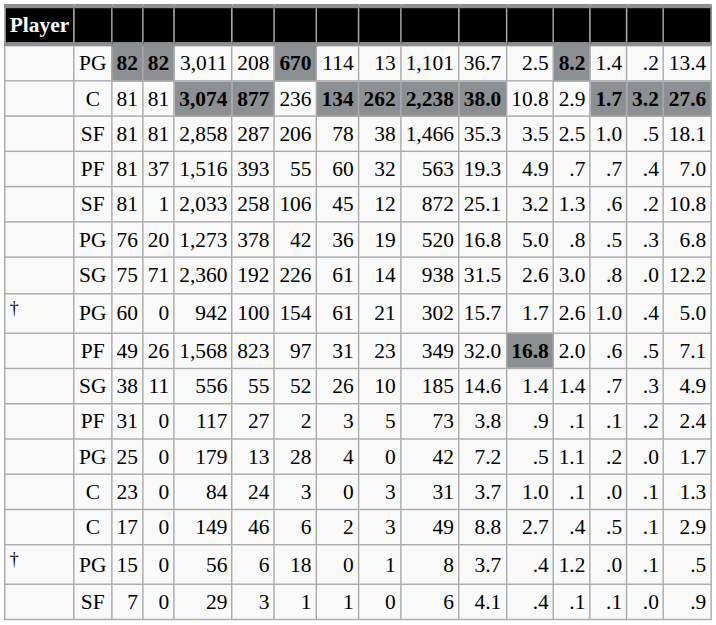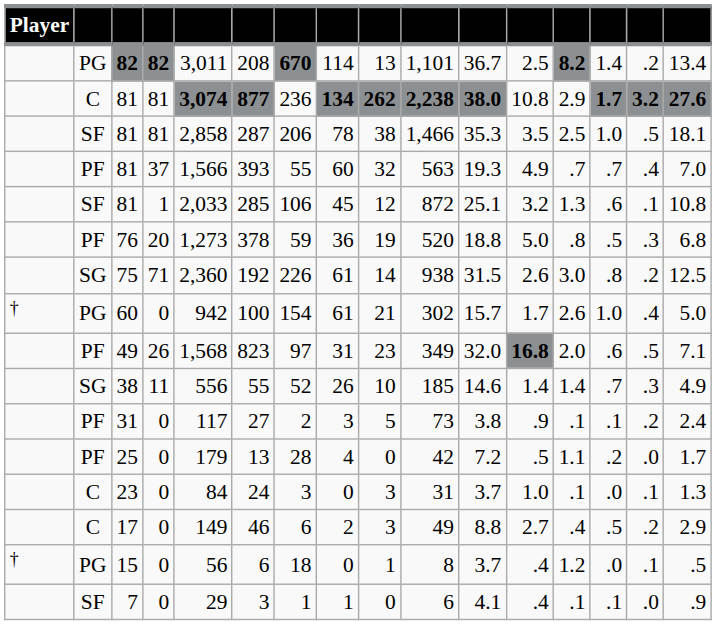(203, 169) 1,516 -> (203, 169) 1,566
(253, 204) 258 -> (253, 204) 285
(651, 204) .2 -> (651, 204) .1
(93, 240) PG -> (93, 240) PF
(301, 240) 42 -> (301, 240) 59
(483, 240) 16.8 -> (483, 240) 18.8
(651, 275) .0 -> (651, 275) .2
(688, 275) 12.2 -> (688, 275) 12.5
(93, 456) PG -> (93, 456) PF
(651, 527) .1 -> (651, 527) .2
